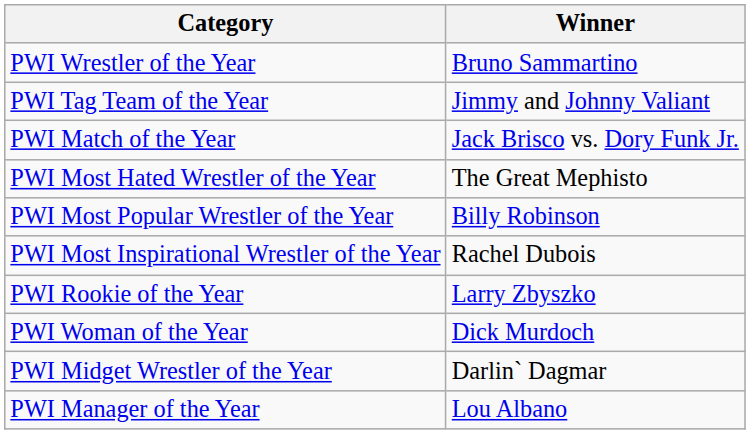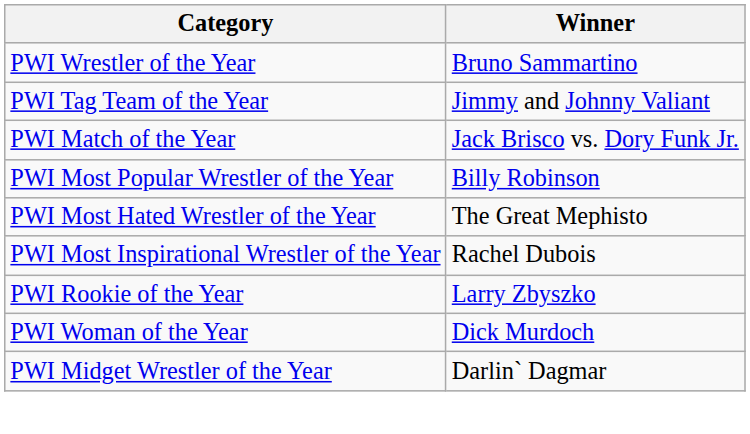rows swapped: (202, 216) <-> (193, 178)
- row: (135, 409)
